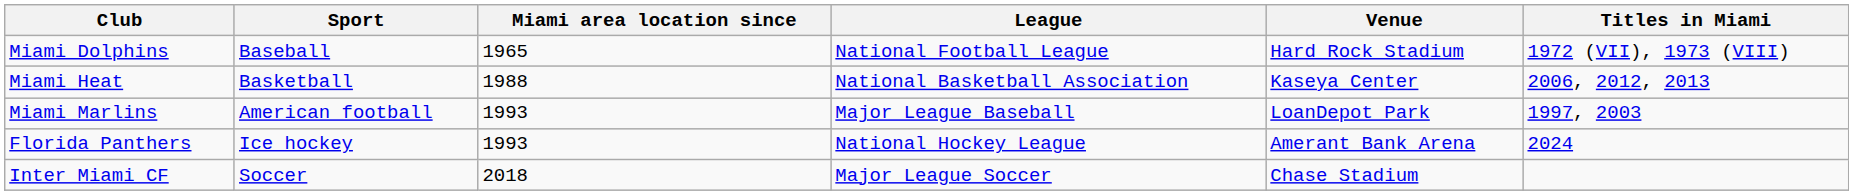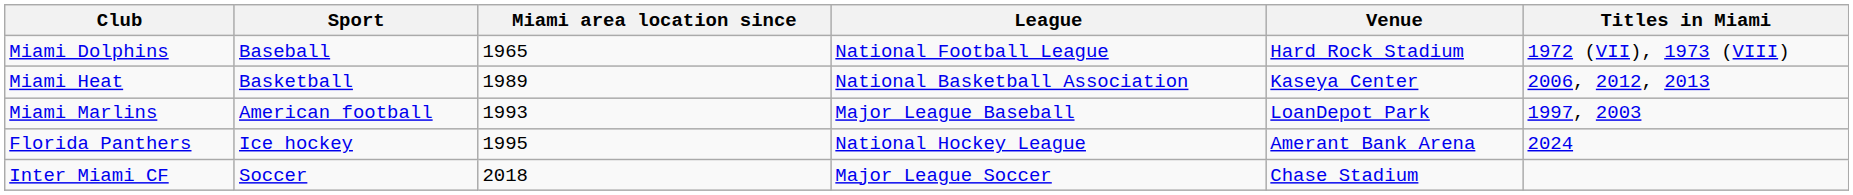(505, 82) 1988 -> (505, 82) 1989
(505, 144) 1993 -> (505, 144) 1995
